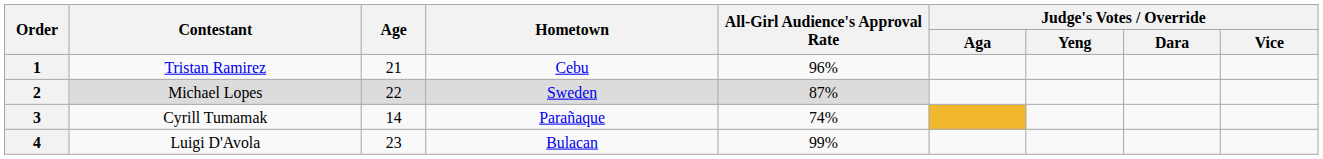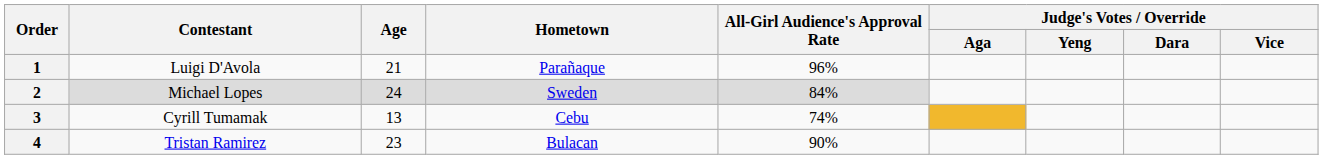(215, 67) Tristan Ramirez -> (215, 67) Luigi D'Avola
(572, 67) Cebu -> (572, 67) Parañaque
(394, 92) 22 -> (394, 92) 24
(823, 92) 87% -> (823, 92) 84%
(394, 117) 14 -> (394, 117) 13
(572, 117) Parañaque -> (572, 117) Cebu
(215, 142) Luigi D'Avola -> (215, 142) Tristan Ramirez
(823, 142) 99% -> (823, 142) 90%
